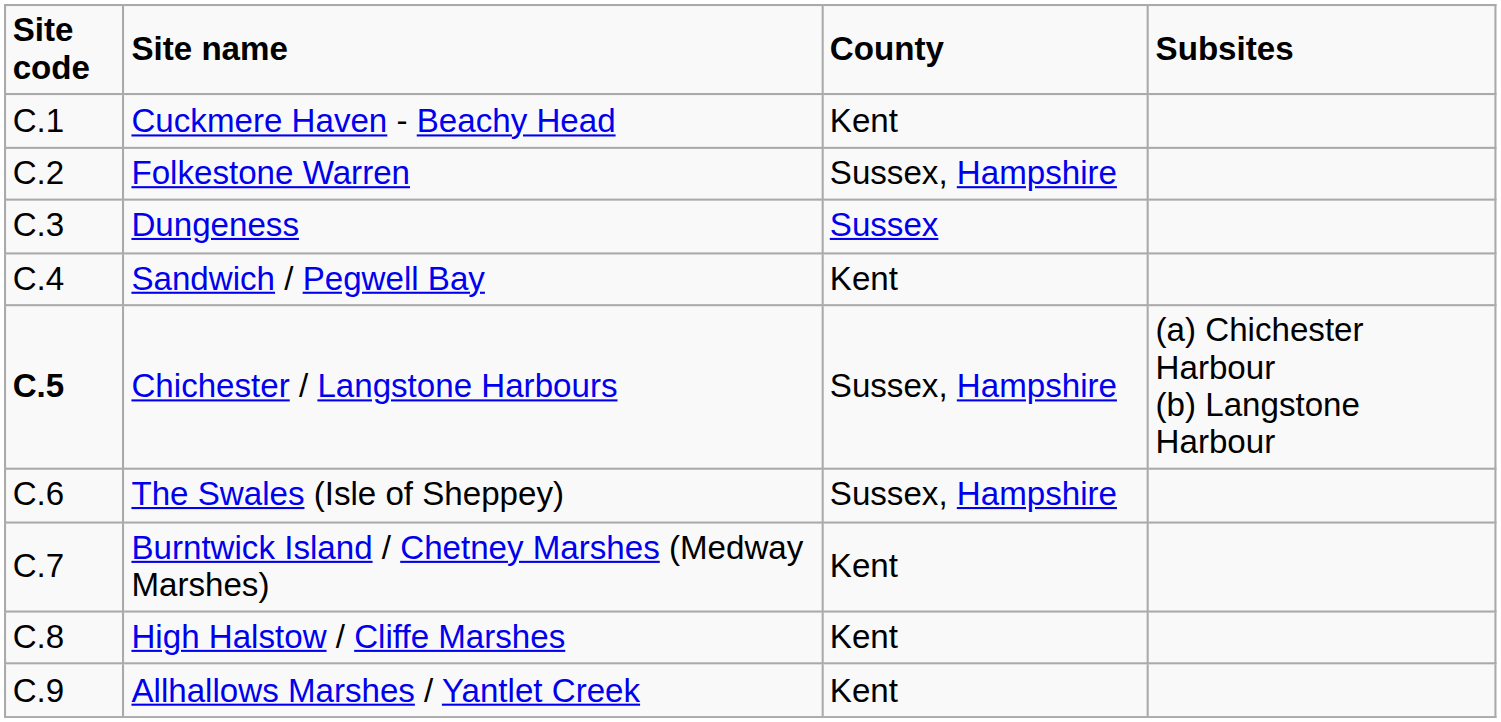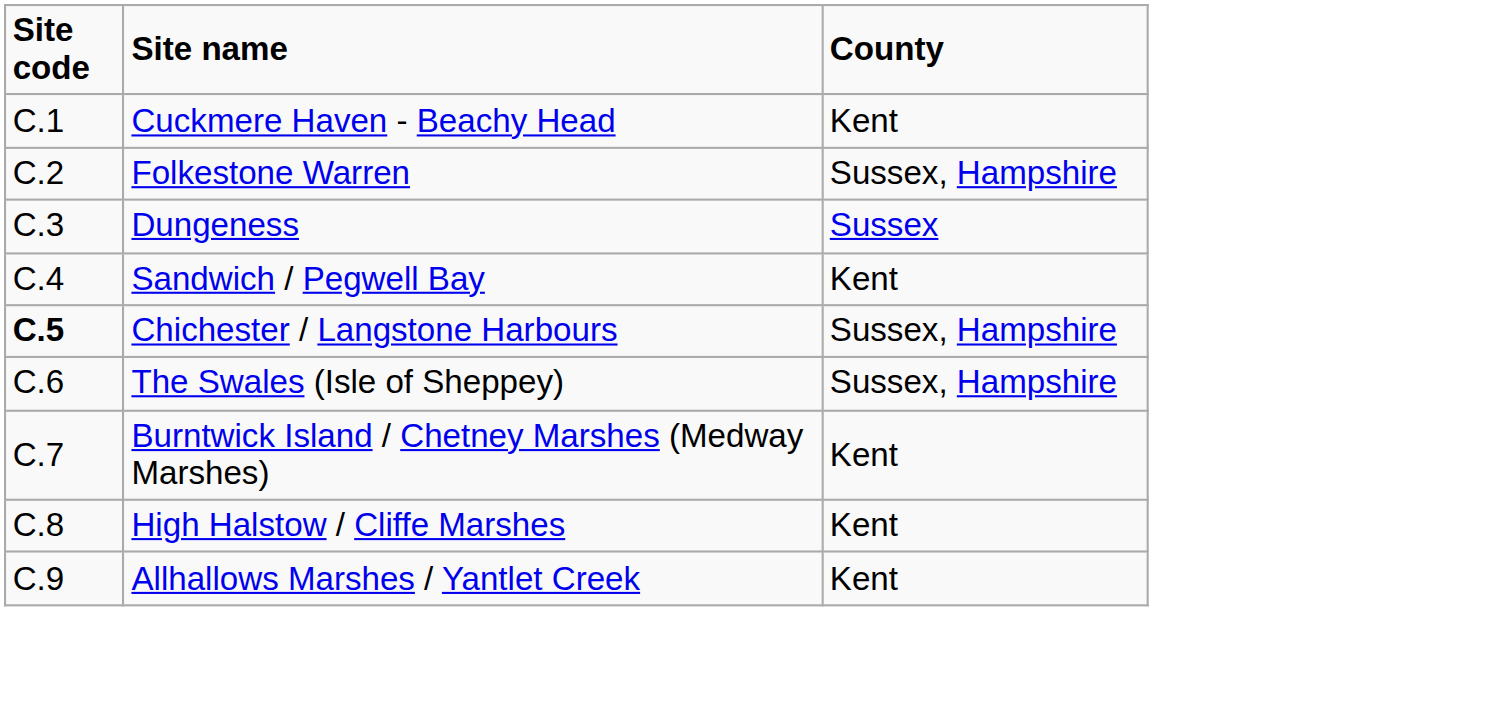- column: (1225, 49)
